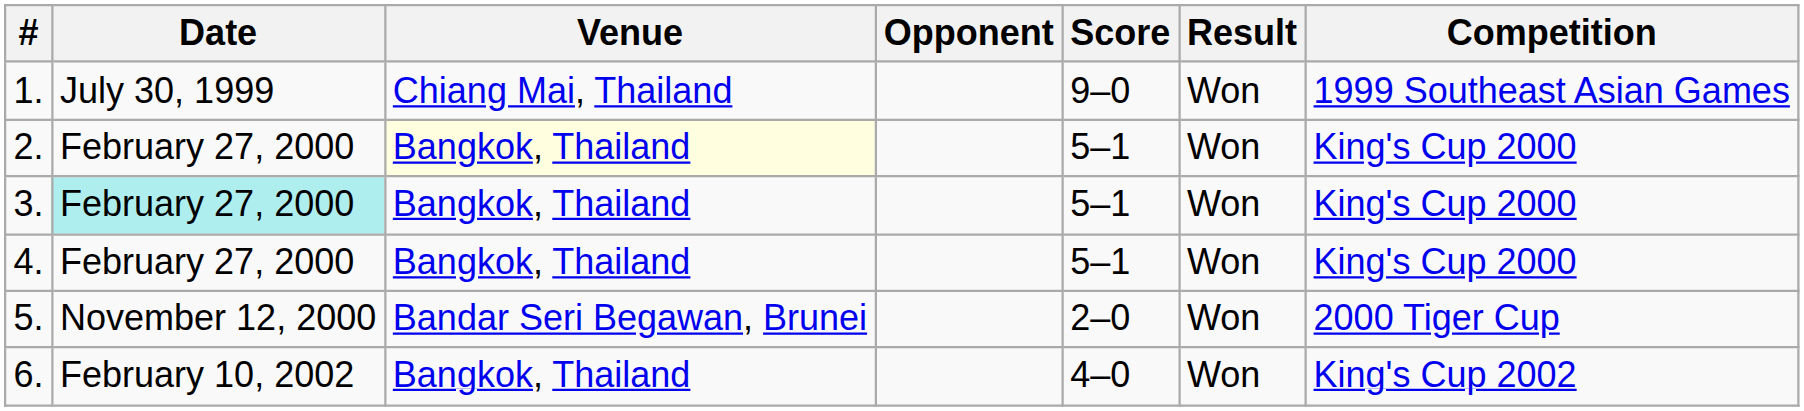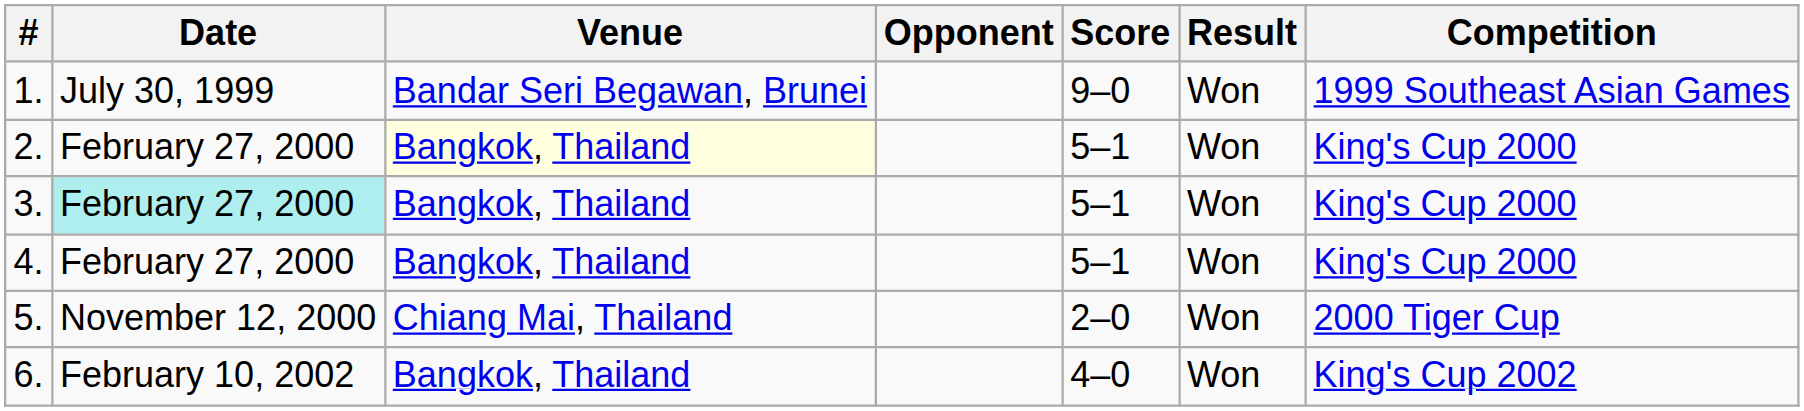(563, 90) Chiang Mai, Thailand -> (630, 90) Bandar Seri Begawan, Brunei
(630, 318) Bandar Seri Begawan, Brunei -> (563, 318) Chiang Mai, Thailand
